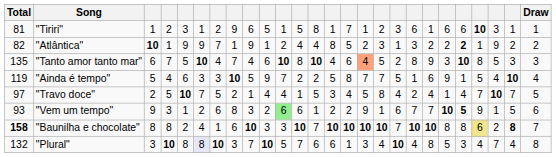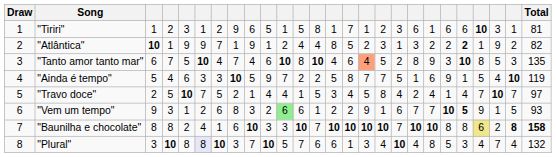columns swapped: (536, 12) <-> (19, 12)
